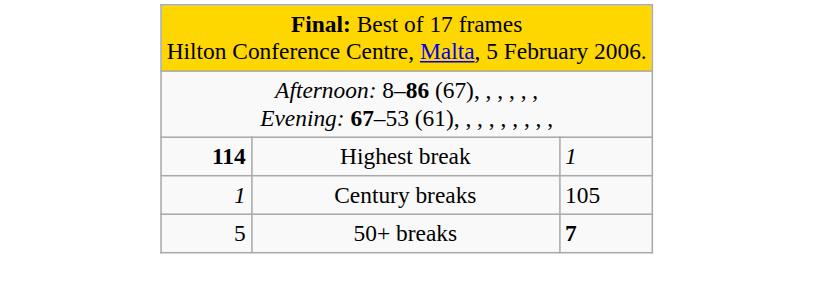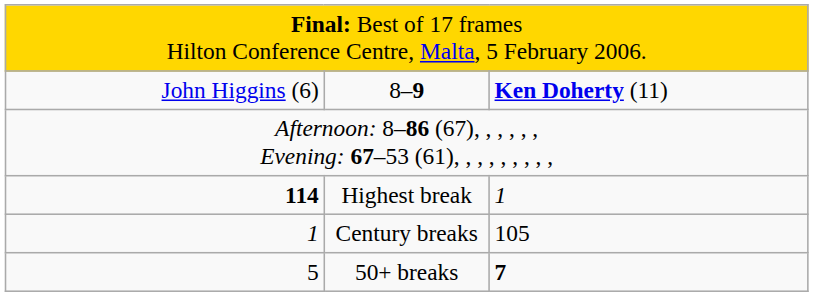+ row: (407, 90)
